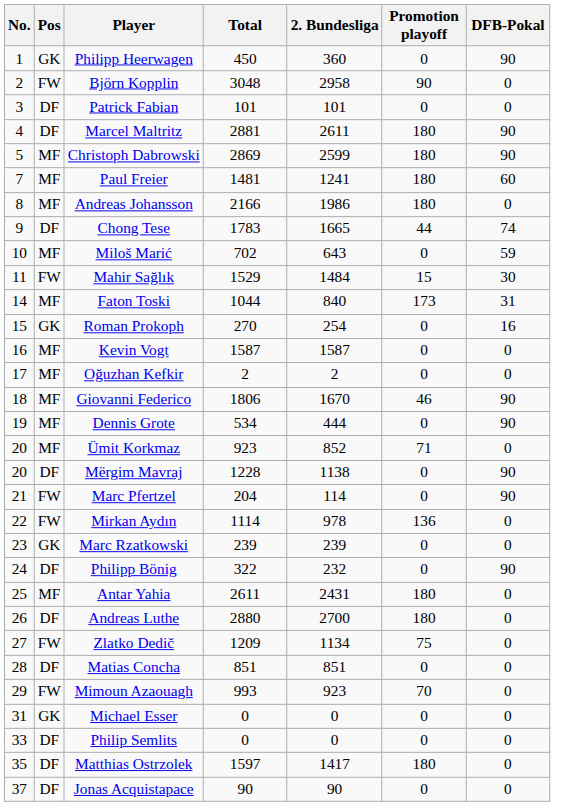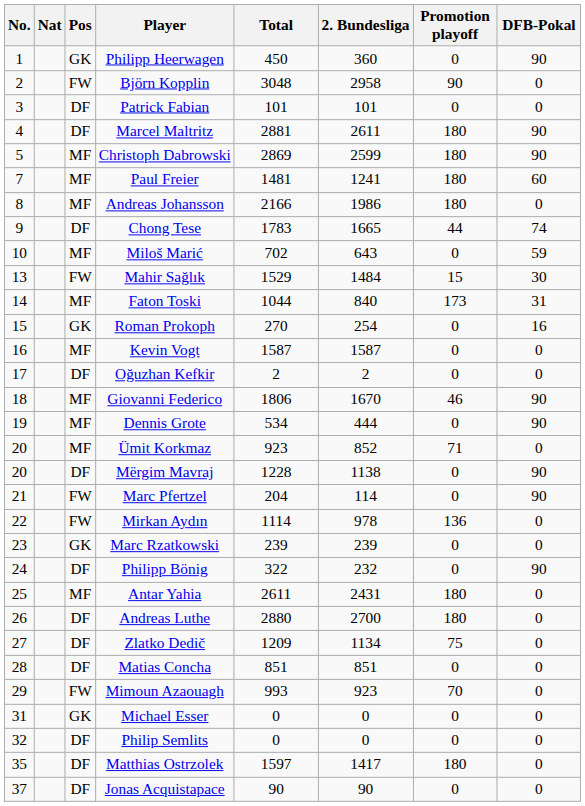+ column: (50, 25)
(19, 277) 11 -> (19, 277) 13
(49, 374) MF -> (80, 374) DF
(49, 642) FW -> (80, 642) DF
(19, 740) 33 -> (19, 740) 32
